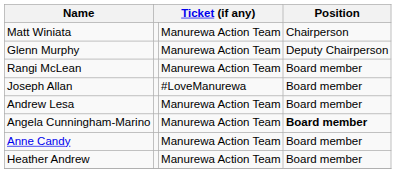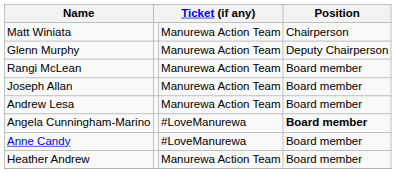(204, 86) #LoveManurewa -> (221, 86) Manurewa Action Team
(221, 123) Manurewa Action Team -> (204, 123) #LoveManurewa
(221, 141) Manurewa Action Team -> (204, 141) #LoveManurewa
